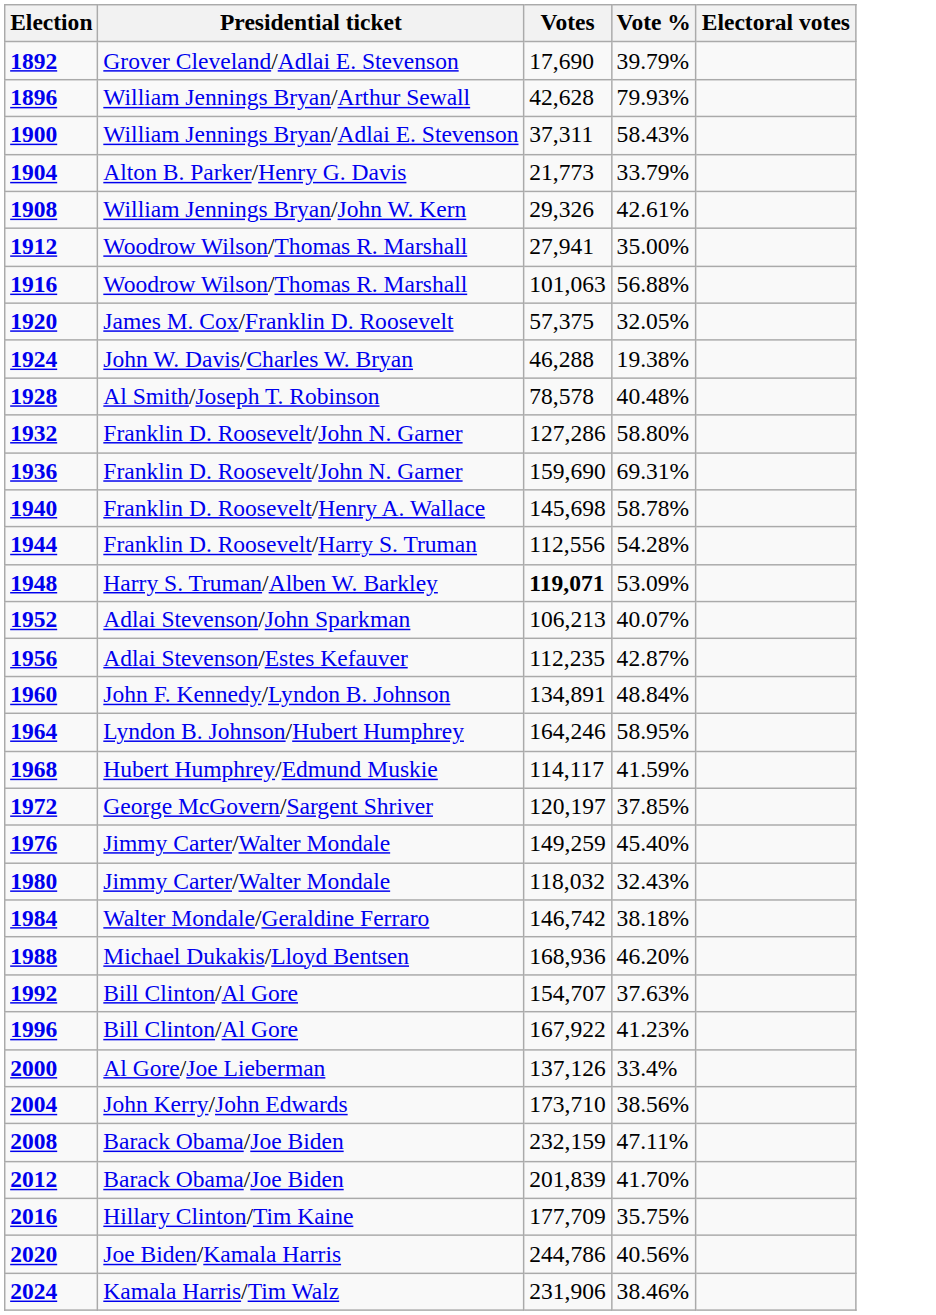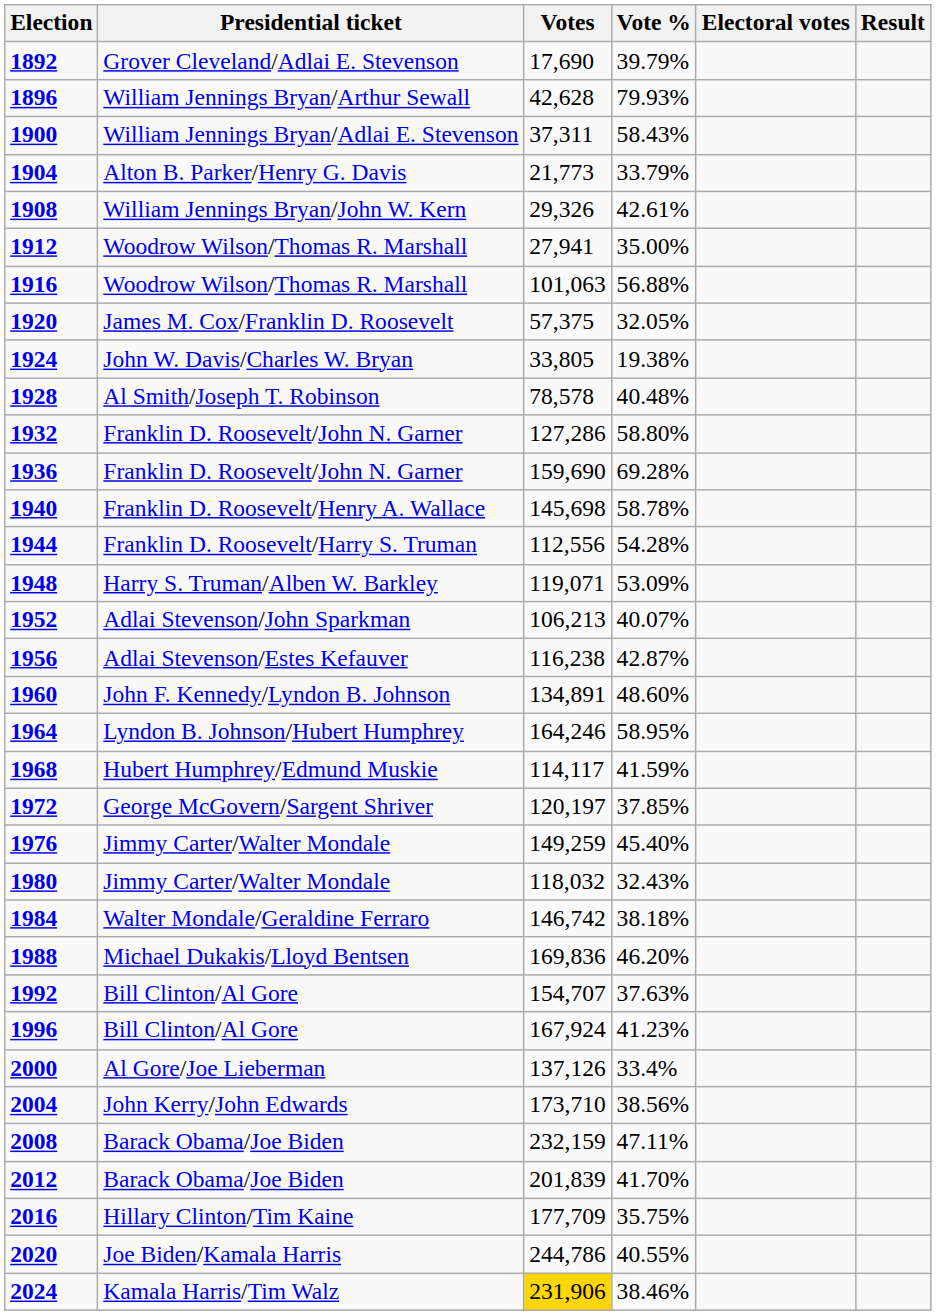+ column: (893, 23)
(562, 358) 46,288 -> (562, 358) 33,805
(653, 470) 69.31% -> (653, 470) 69.28%
(567, 582) bold -> (567, 582) normal
(567, 657) 112,235 -> (567, 657) 116,238
(653, 694) 48.84% -> (653, 694) 48.60%
(568, 955) 168,936 -> (568, 955) 169,836
(568, 1030) 167,922 -> (568, 1030) 167,924
(653, 1254) 40.56% -> (653, 1254) 40.55%
(568, 1291) no background -> (568, 1291) gold background
